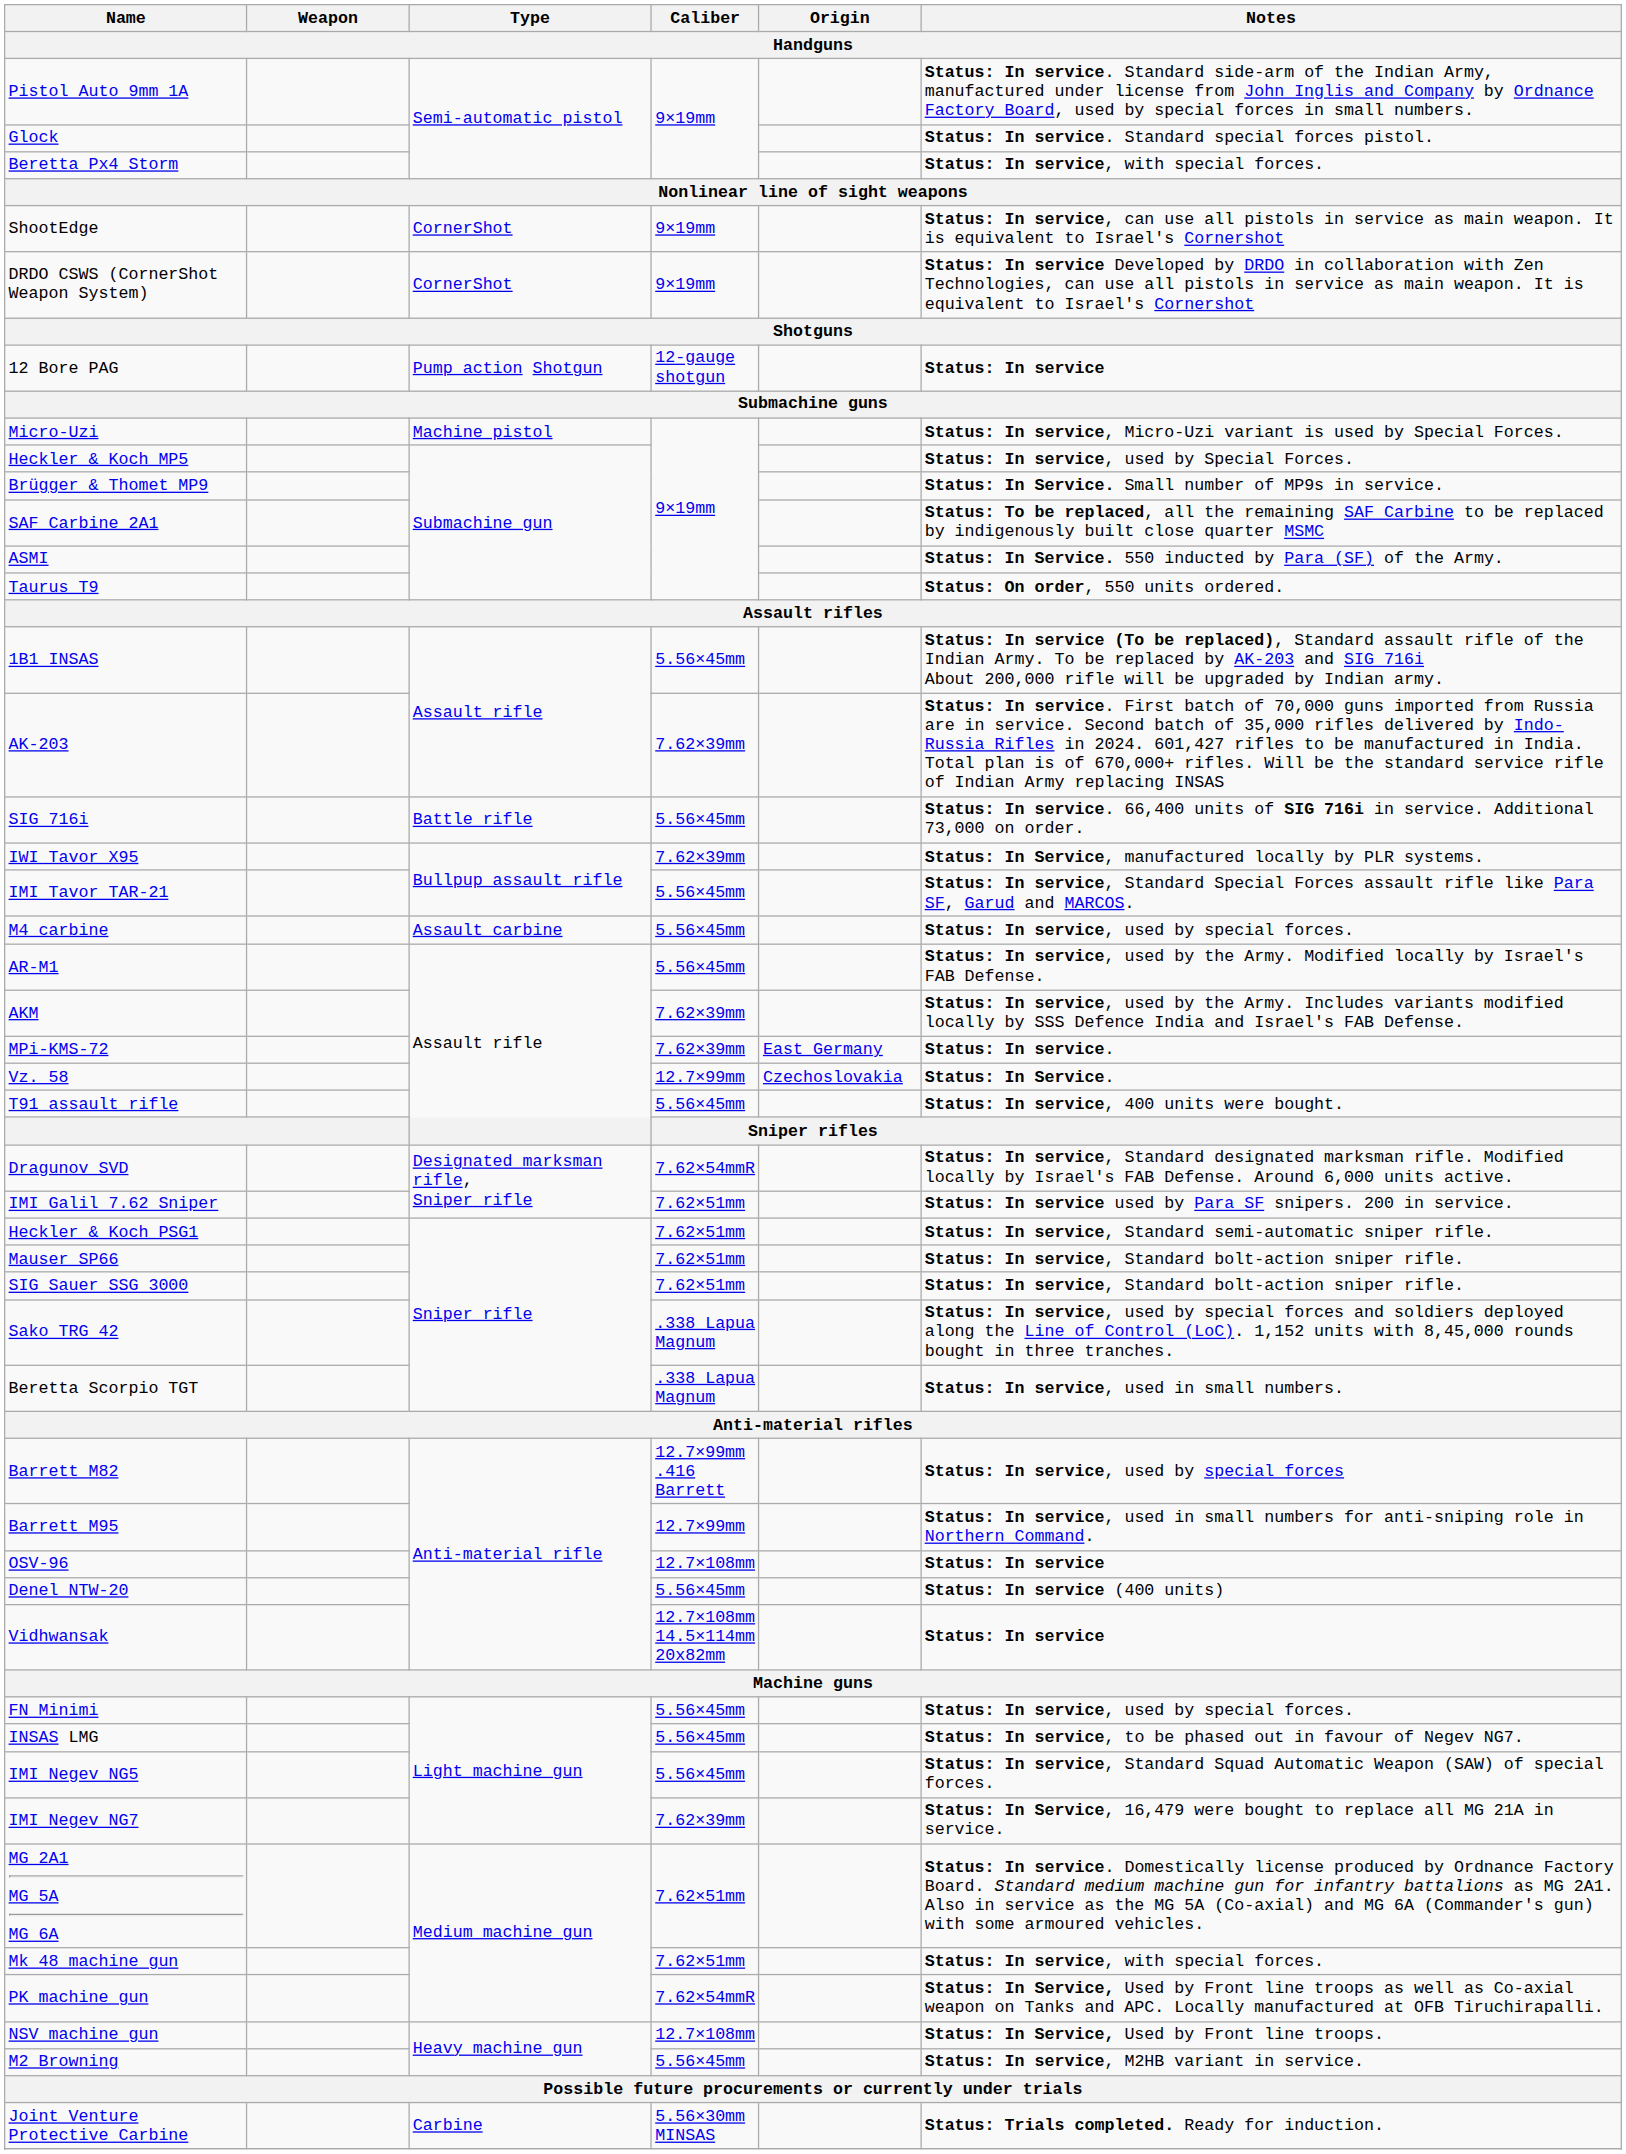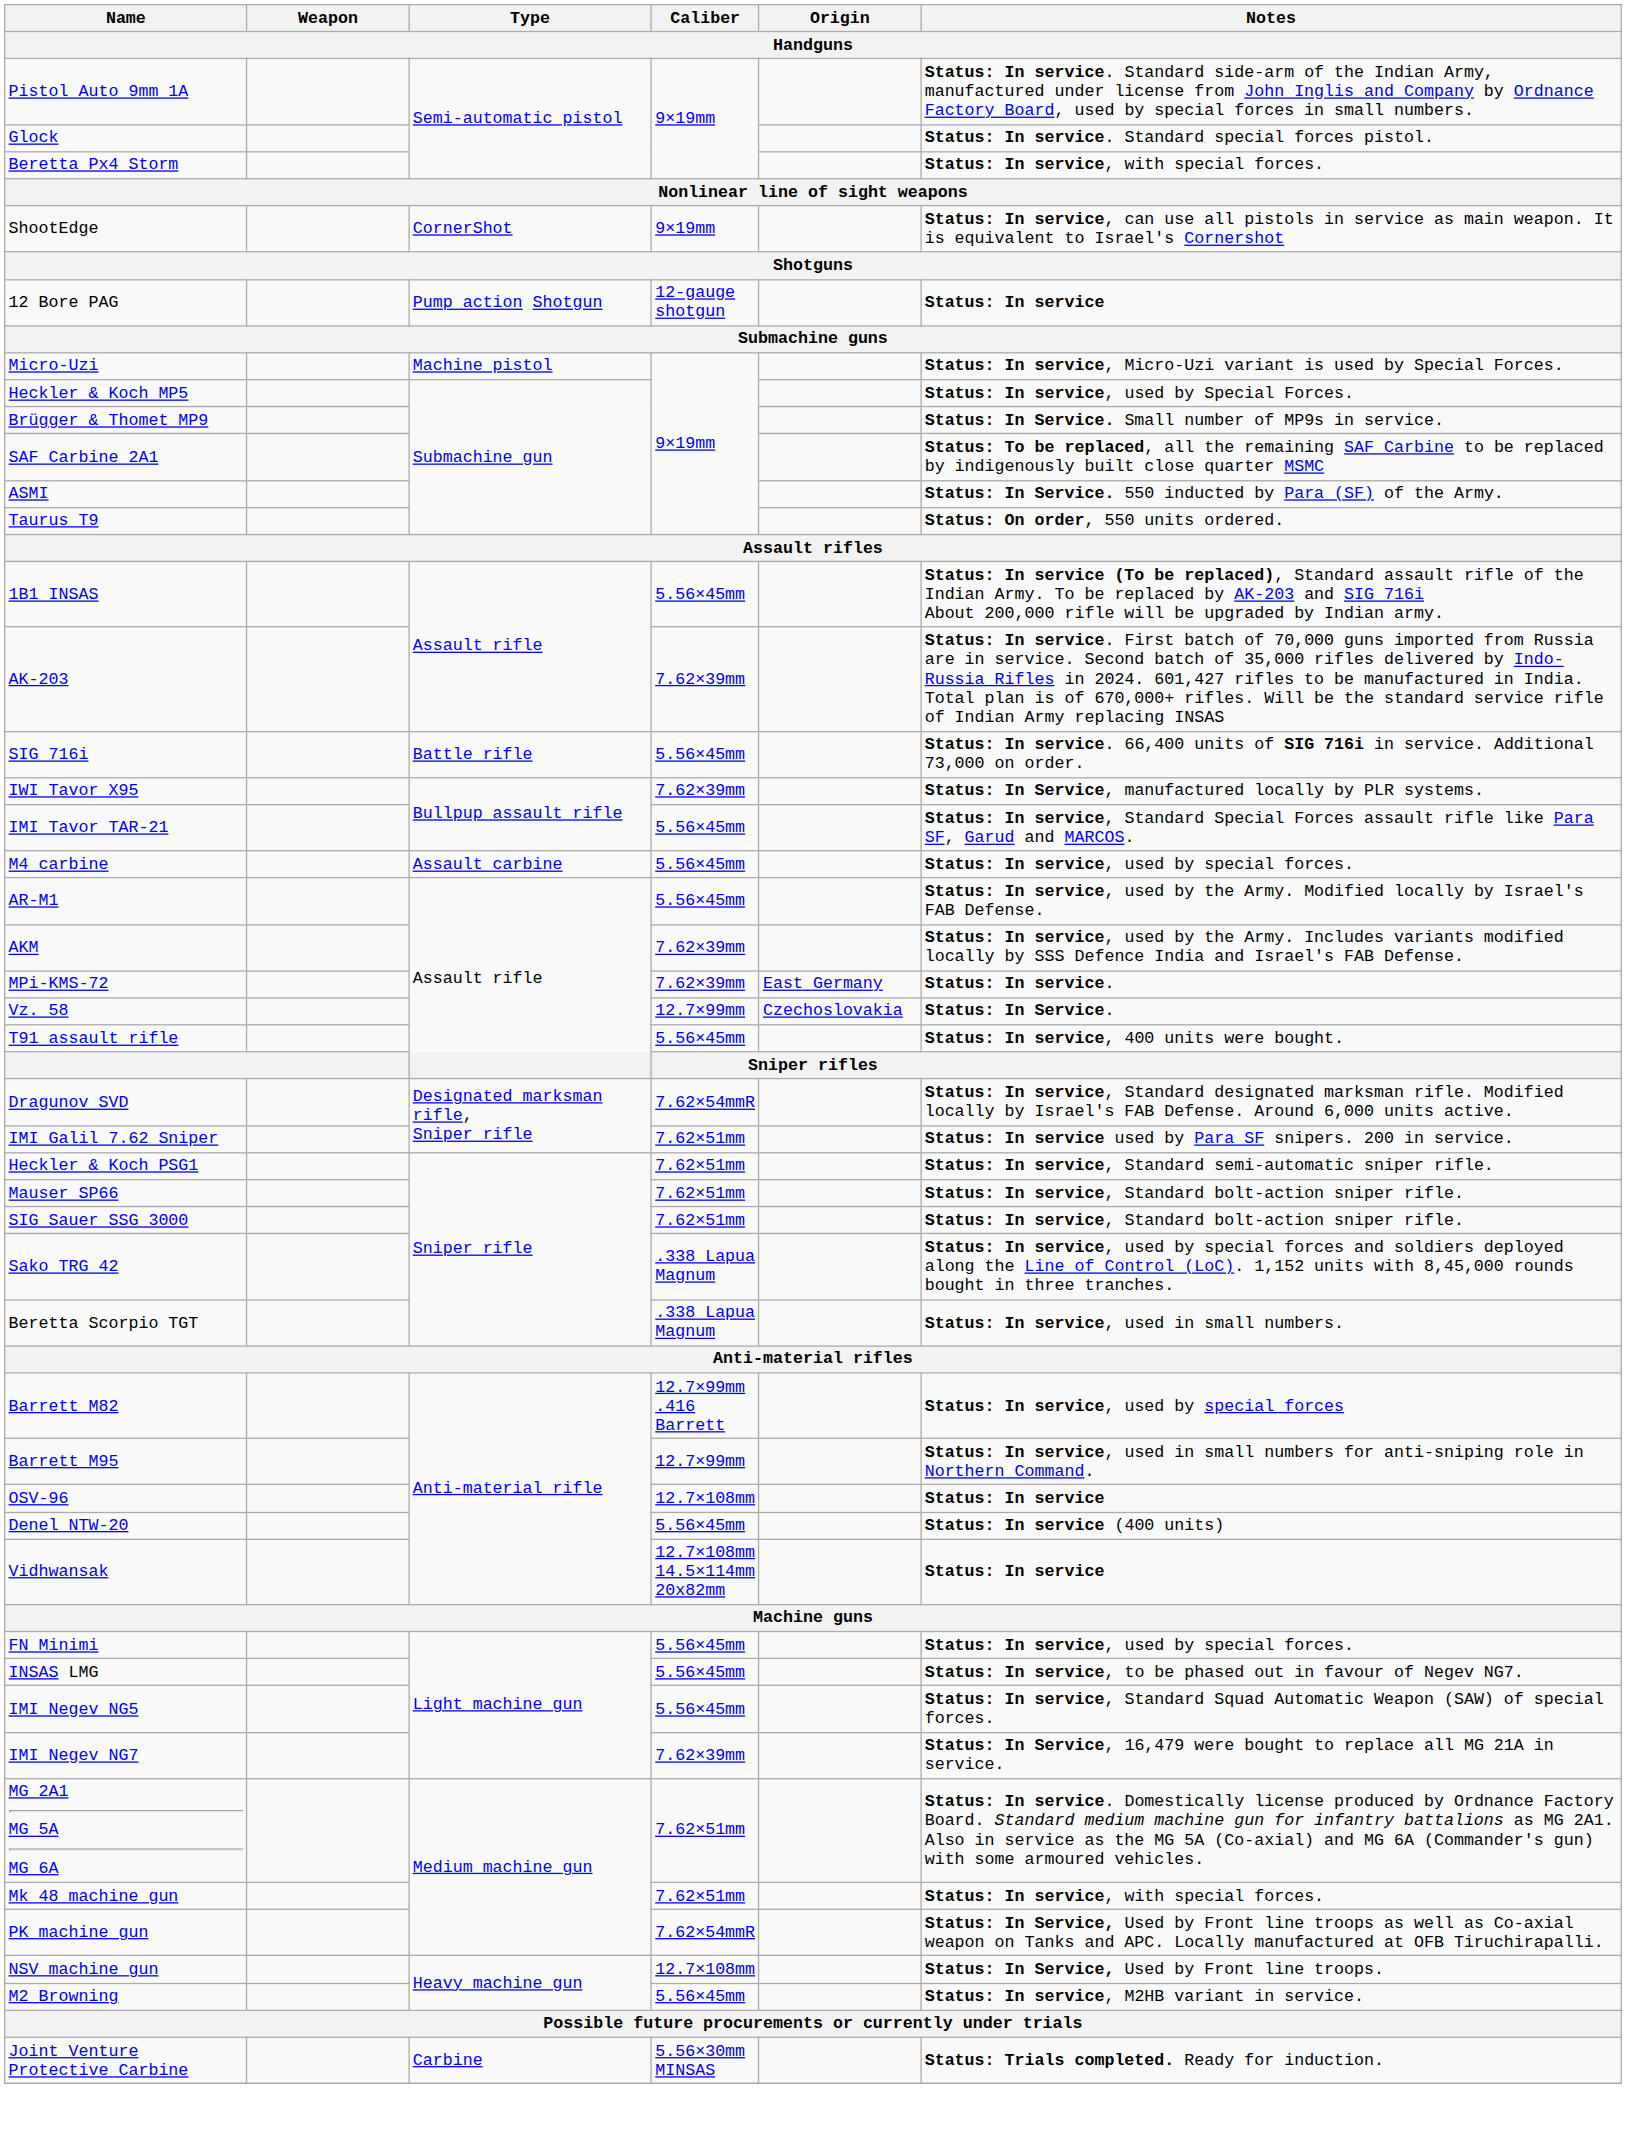- row: (113, 285)
